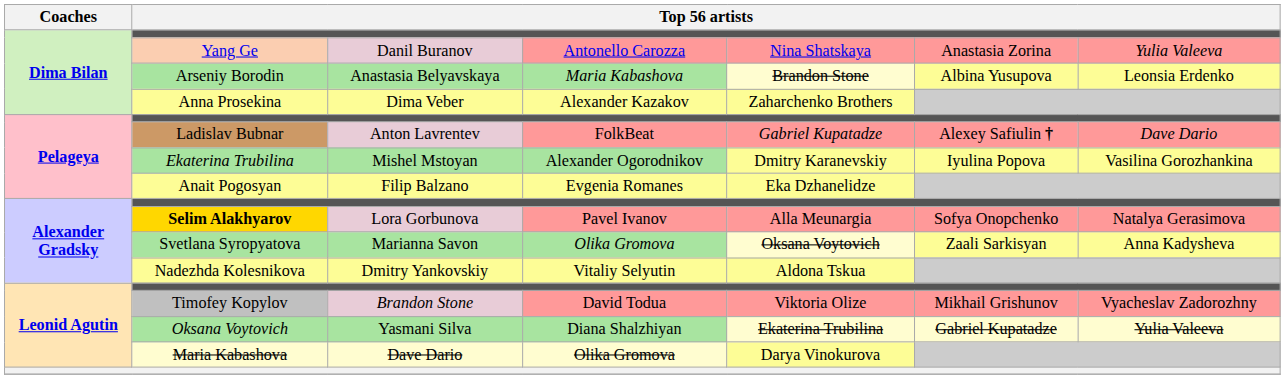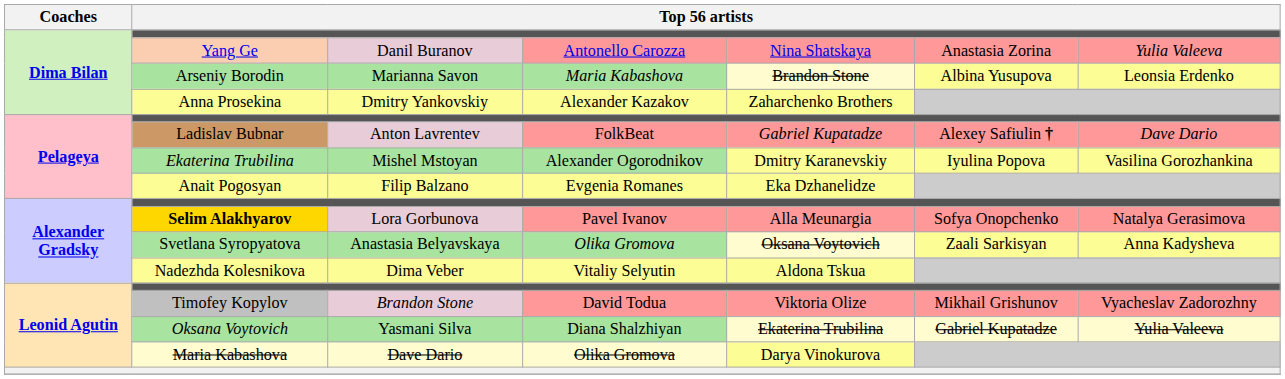(425, 76) Anastasia Belyavskaya -> (425, 76) Marianna Savon
(425, 101) Dima Veber -> (425, 101) Dmitry Yankovskiy
(425, 244) Marianna Savon -> (425, 244) Anastasia Belyavskaya
(425, 270) Dmitry Yankovskiy -> (425, 270) Dima Veber
